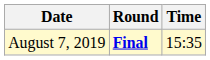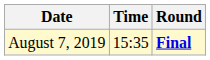columns swapped: (184, 17) <-> (136, 17)
